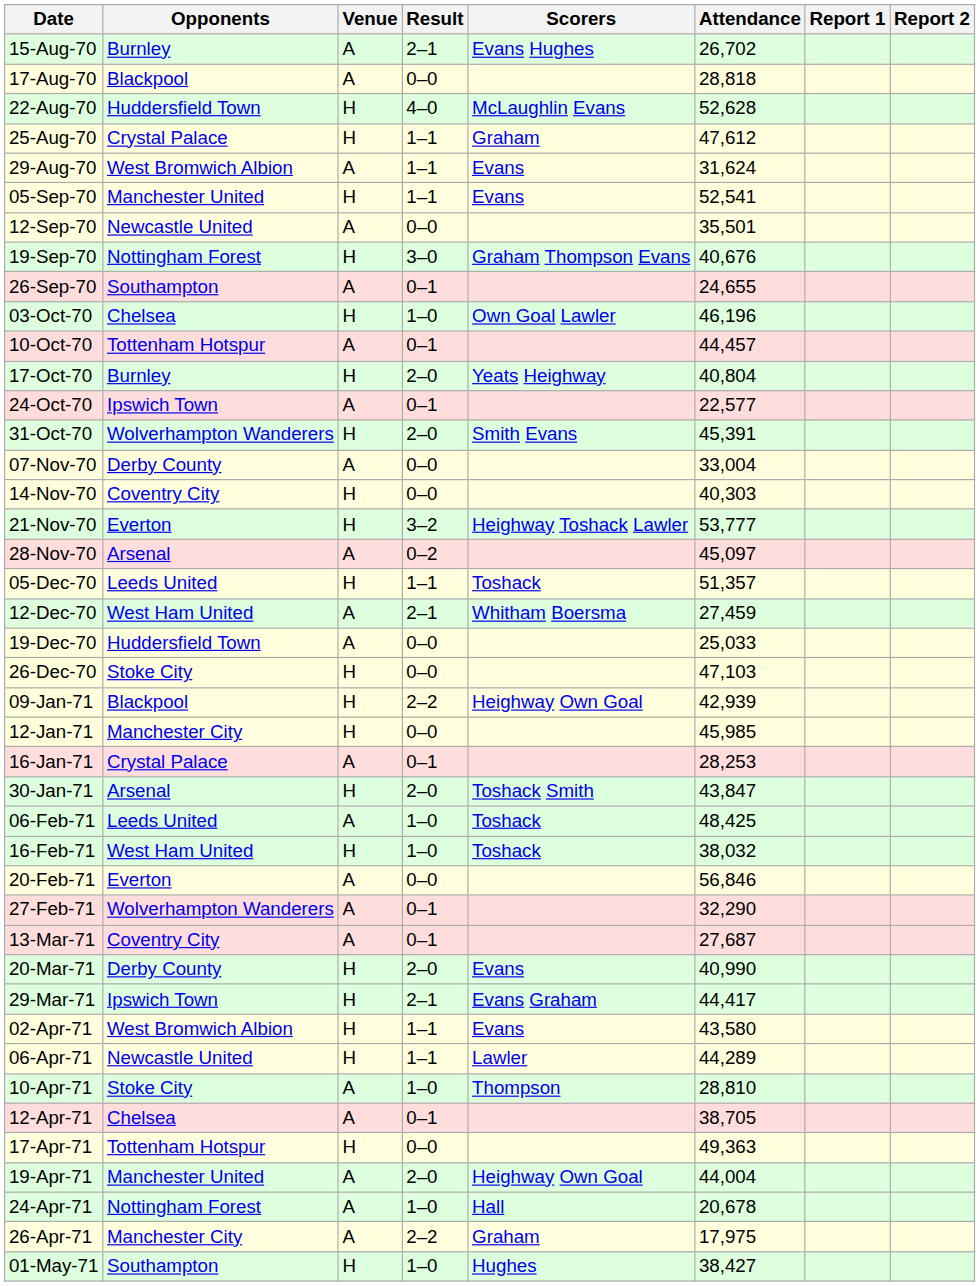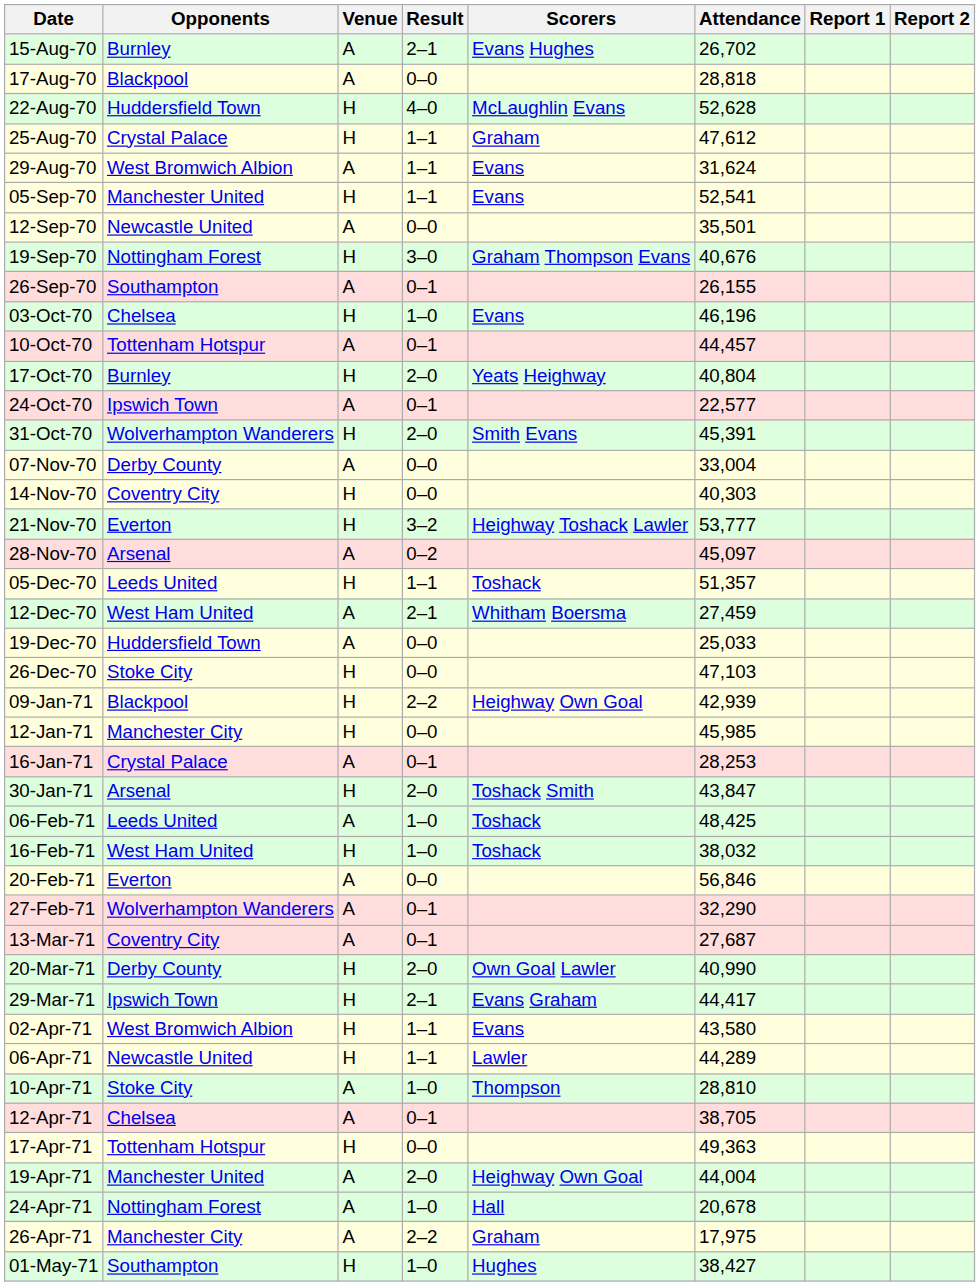(728, 286) 24,655 -> (728, 286) 26,155
(544, 316) Own Goal Lawler -> (498, 316) Evans
(498, 969) Evans -> (544, 969) Own Goal Lawler
